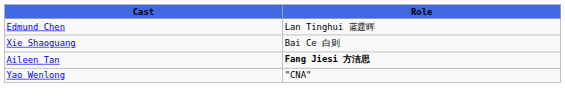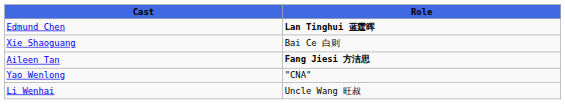(330, 27) normal -> (330, 27) bold
+ row: (30, 91)
